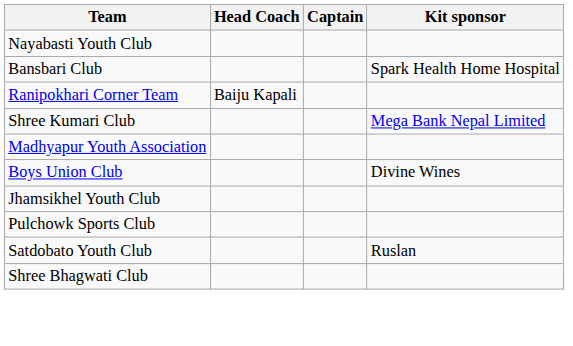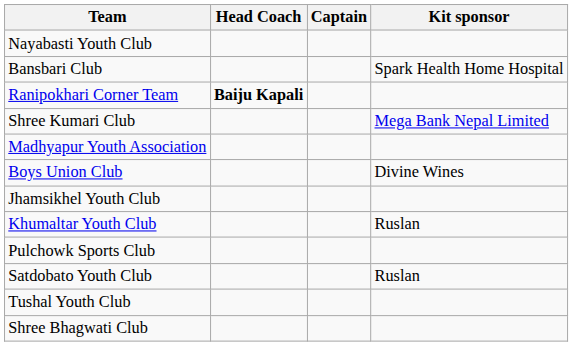(255, 95) normal -> (259, 95) bold
+ row: (82, 224)
+ row: (69, 302)
